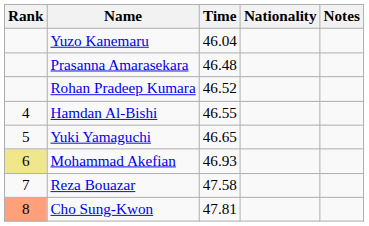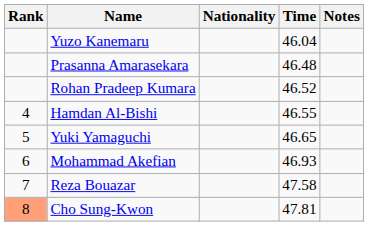columns swapped: (280, 16) <-> (220, 16)
(26, 161) khaki background -> (26, 161) no background
